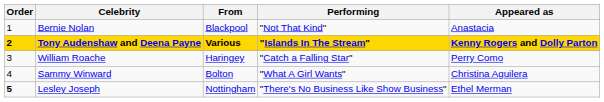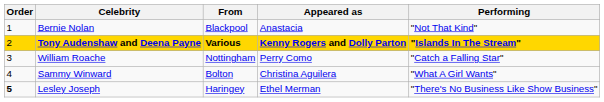columns swapped: (524, 12) <-> (353, 12)
(9, 43) bold -> (9, 43) normal
(225, 58) Haringey -> (230, 58) Nottingham
(230, 89) Nottingham -> (225, 89) Haringey
